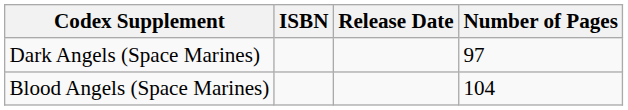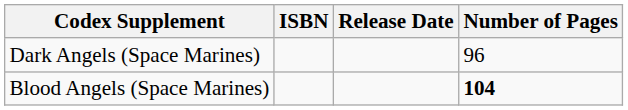(474, 54) 97 -> (474, 54) 96
(479, 88) normal -> (479, 88) bold
